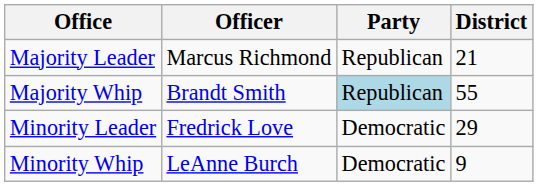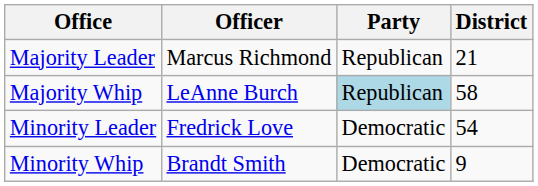(226, 92) Brandt Smith -> (232, 92) LeAnne Burch
(467, 92) 55 -> (467, 92) 58
(467, 127) 29 -> (467, 127) 54
(232, 163) LeAnne Burch -> (226, 163) Brandt Smith
